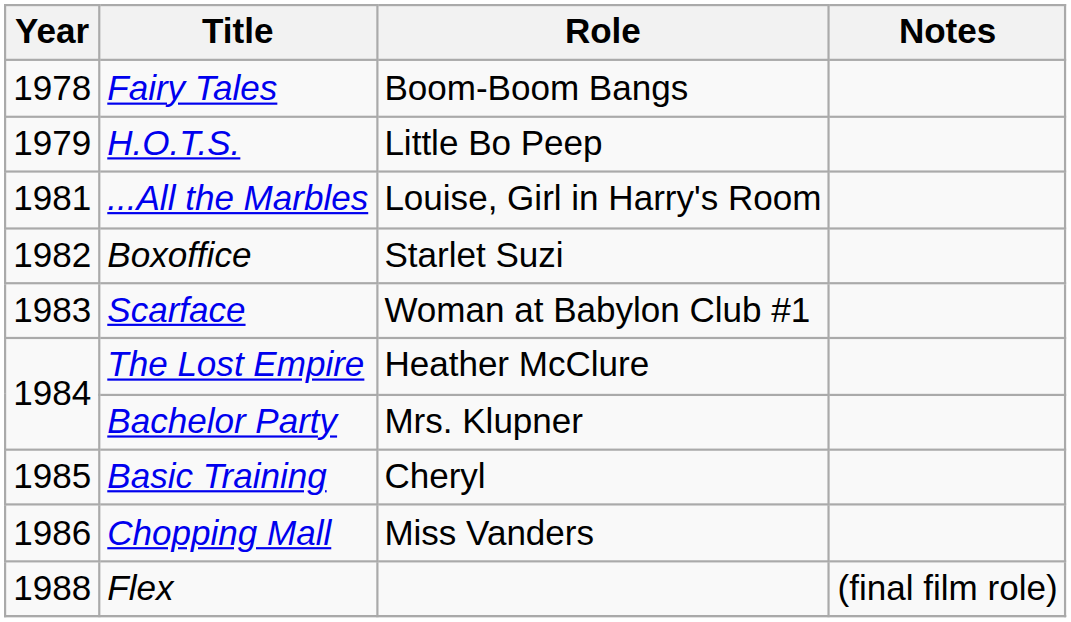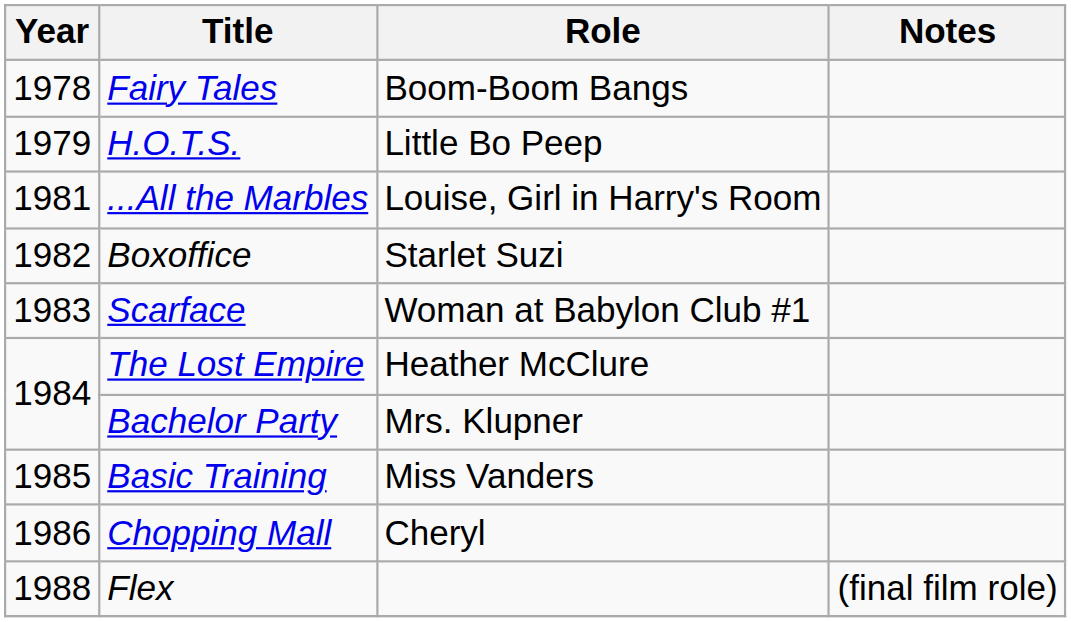(435, 476) Cheryl -> (489, 476) Miss Vanders
(489, 532) Miss Vanders -> (435, 532) Cheryl
